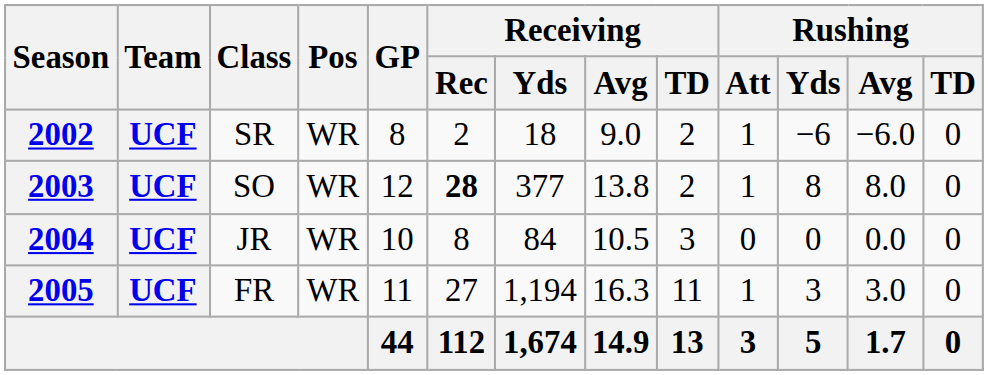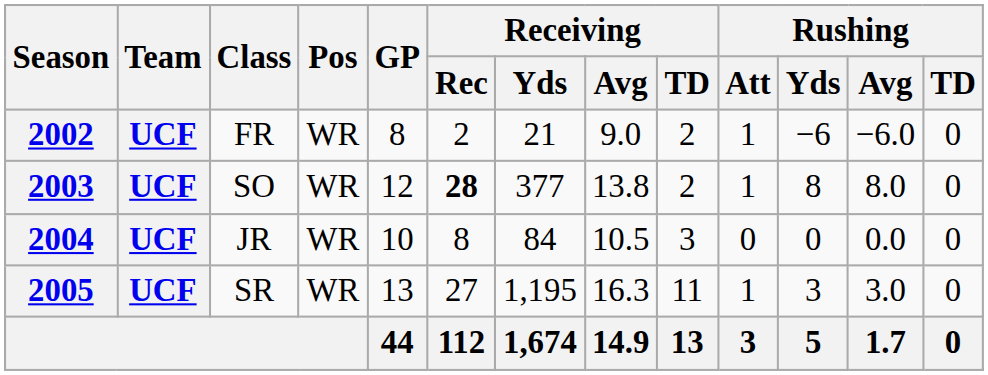(254, 134) SR -> (254, 134) FR
(540, 134) 18 -> (540, 134) 21
(254, 290) FR -> (254, 290) SR
(397, 290) 11 -> (397, 290) 13
(540, 290) 1,194 -> (540, 290) 1,195
